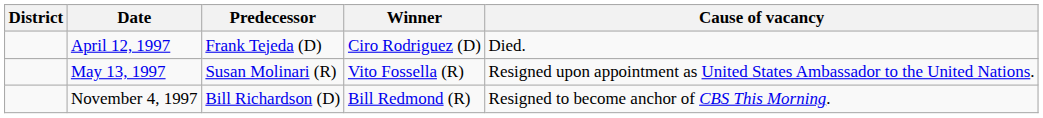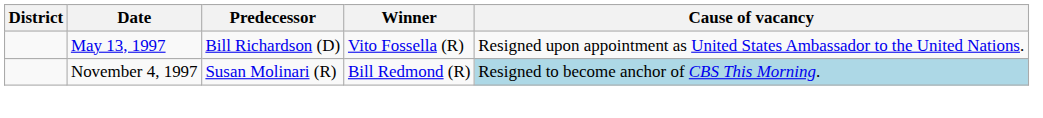- row: (121, 44)
(271, 71) Susan Molinari (R) -> (273, 44) Bill Richardson (D)
(273, 98) Bill Richardson (D) -> (271, 71) Susan Molinari (R)
(660, 98) no background -> (649, 71) lightblue background
